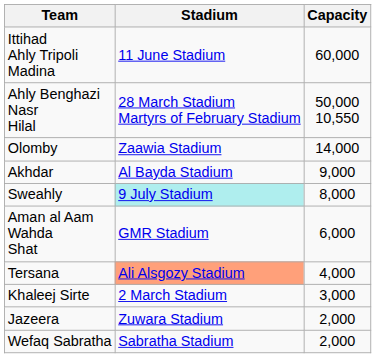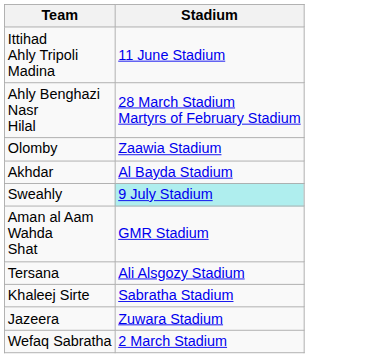- column: (337, 15)
(181, 272) lightsalmon background -> (181, 272) no background
(173, 295) 2 March Stadium -> (176, 295) Sabratha Stadium
(176, 341) Sabratha Stadium -> (173, 341) 2 March Stadium
